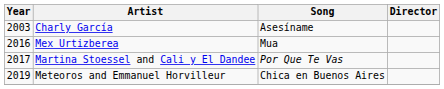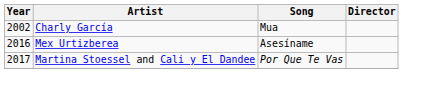(19, 29) 2003 -> (19, 29) 2002
(287, 29) Asesíname -> (269, 29) Mua
(269, 45) Mua -> (287, 45) Asesíname
- row: (130, 77)
